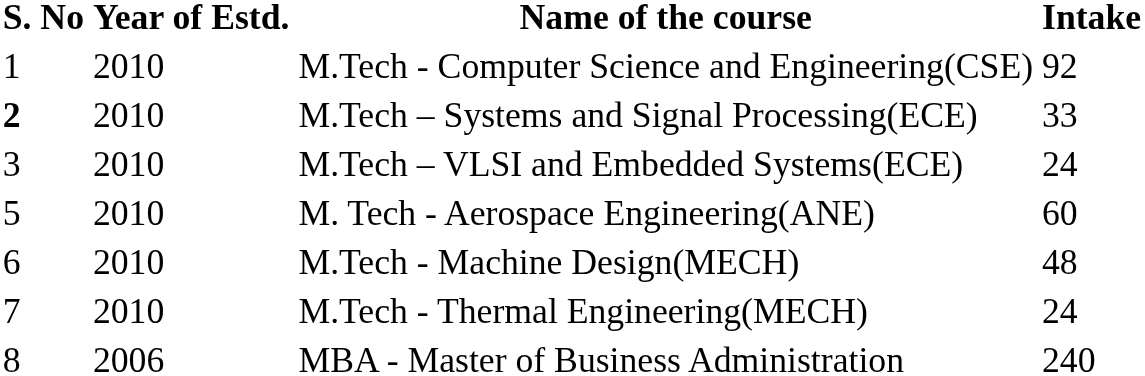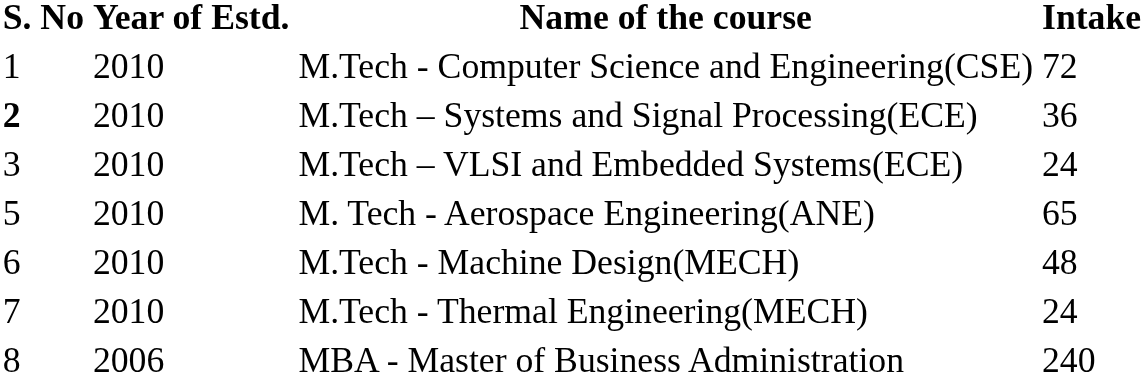(1060, 66) 92 -> (1060, 66) 72
(1060, 115) 33 -> (1060, 115) 36
(1060, 213) 60 -> (1060, 213) 65
